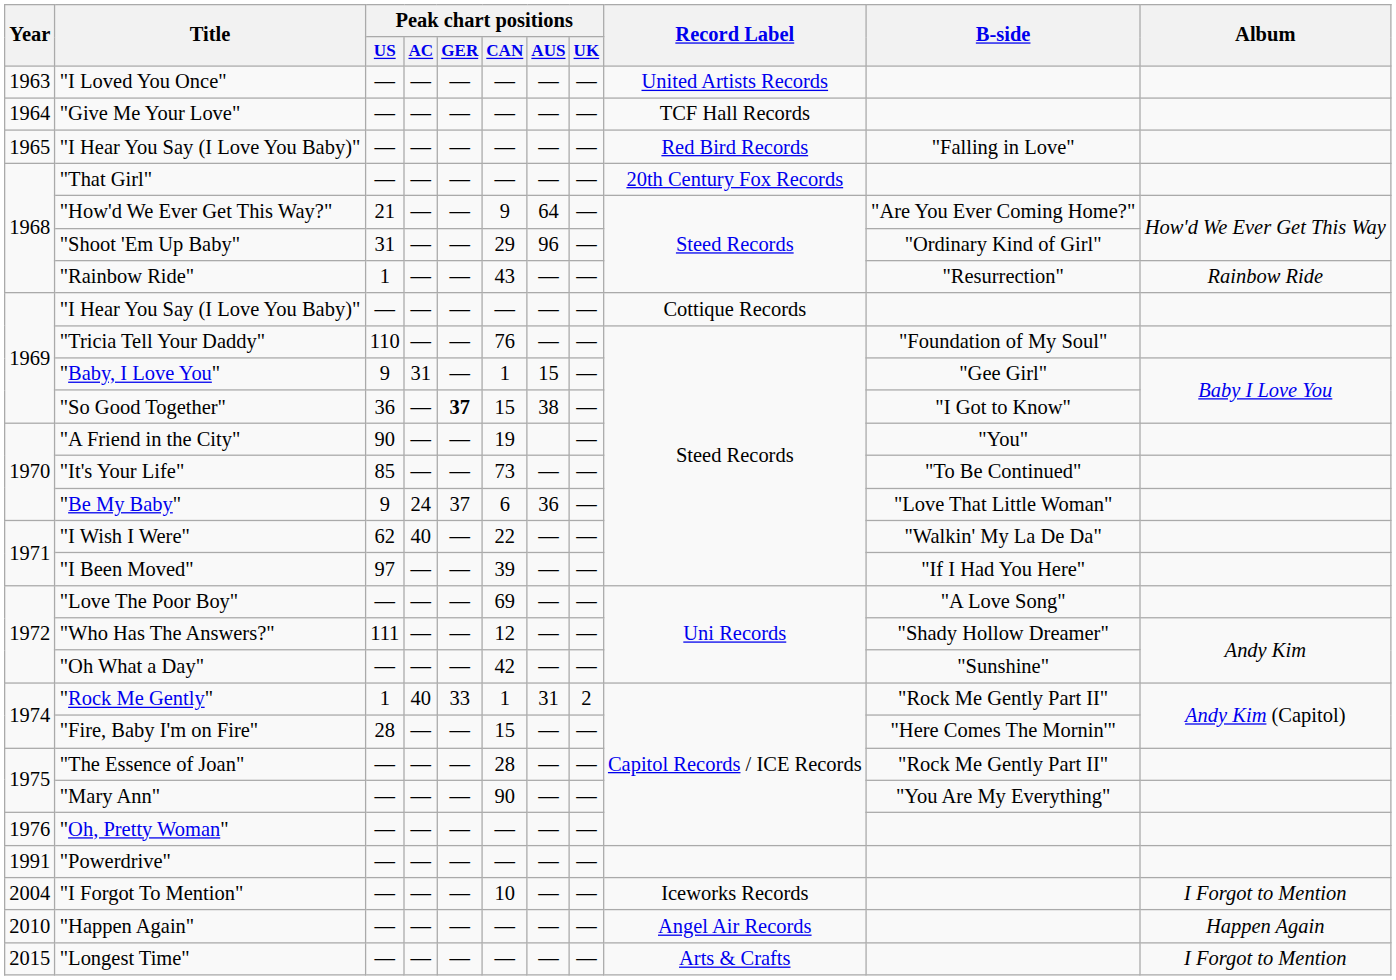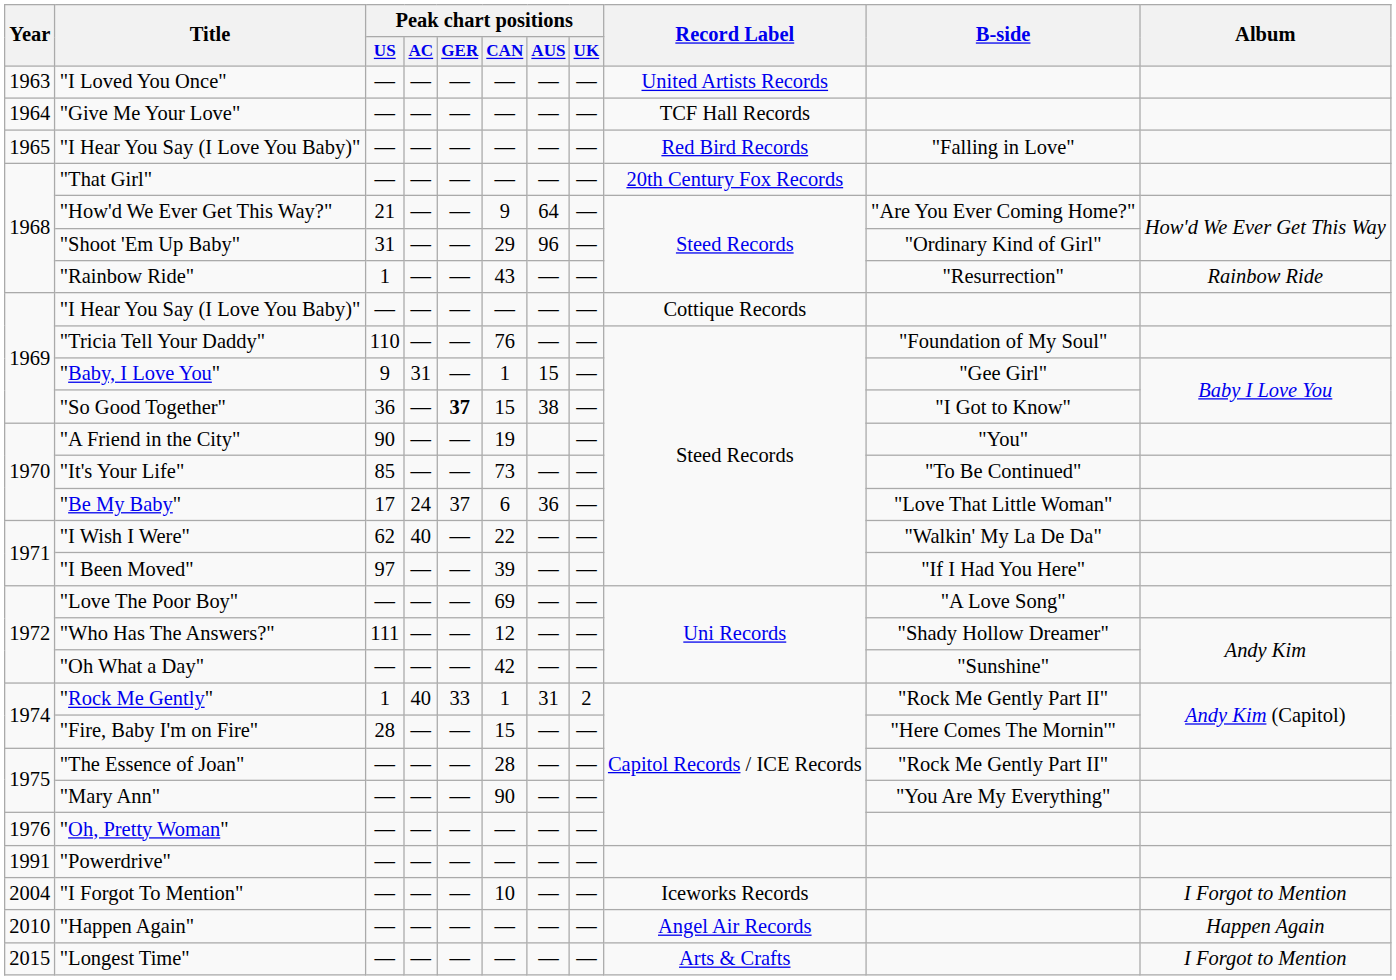(385, 504) 9 -> (385, 504) 17
